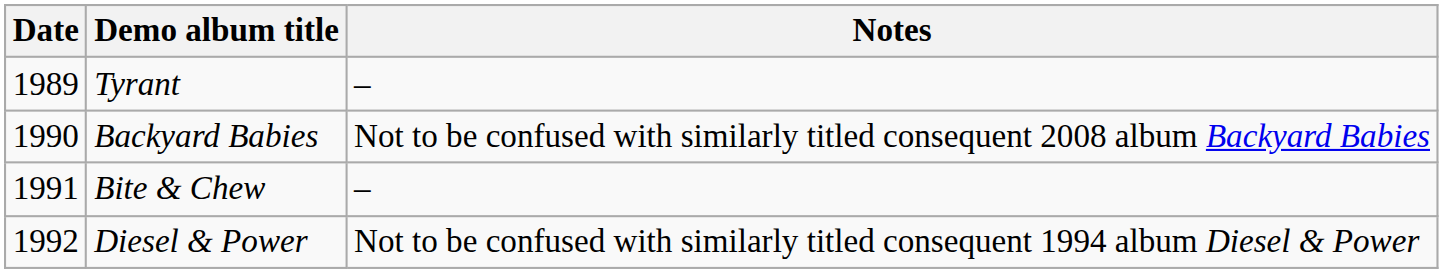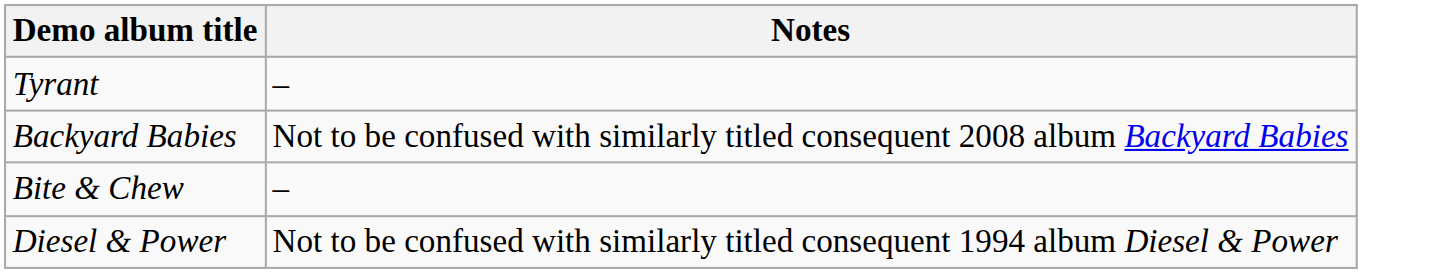- column: (46, 30)
